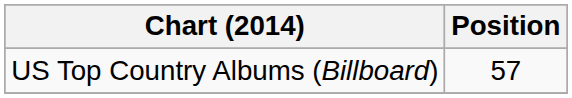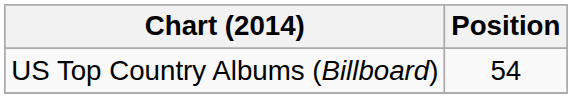(506, 70) 57 -> (506, 70) 54
